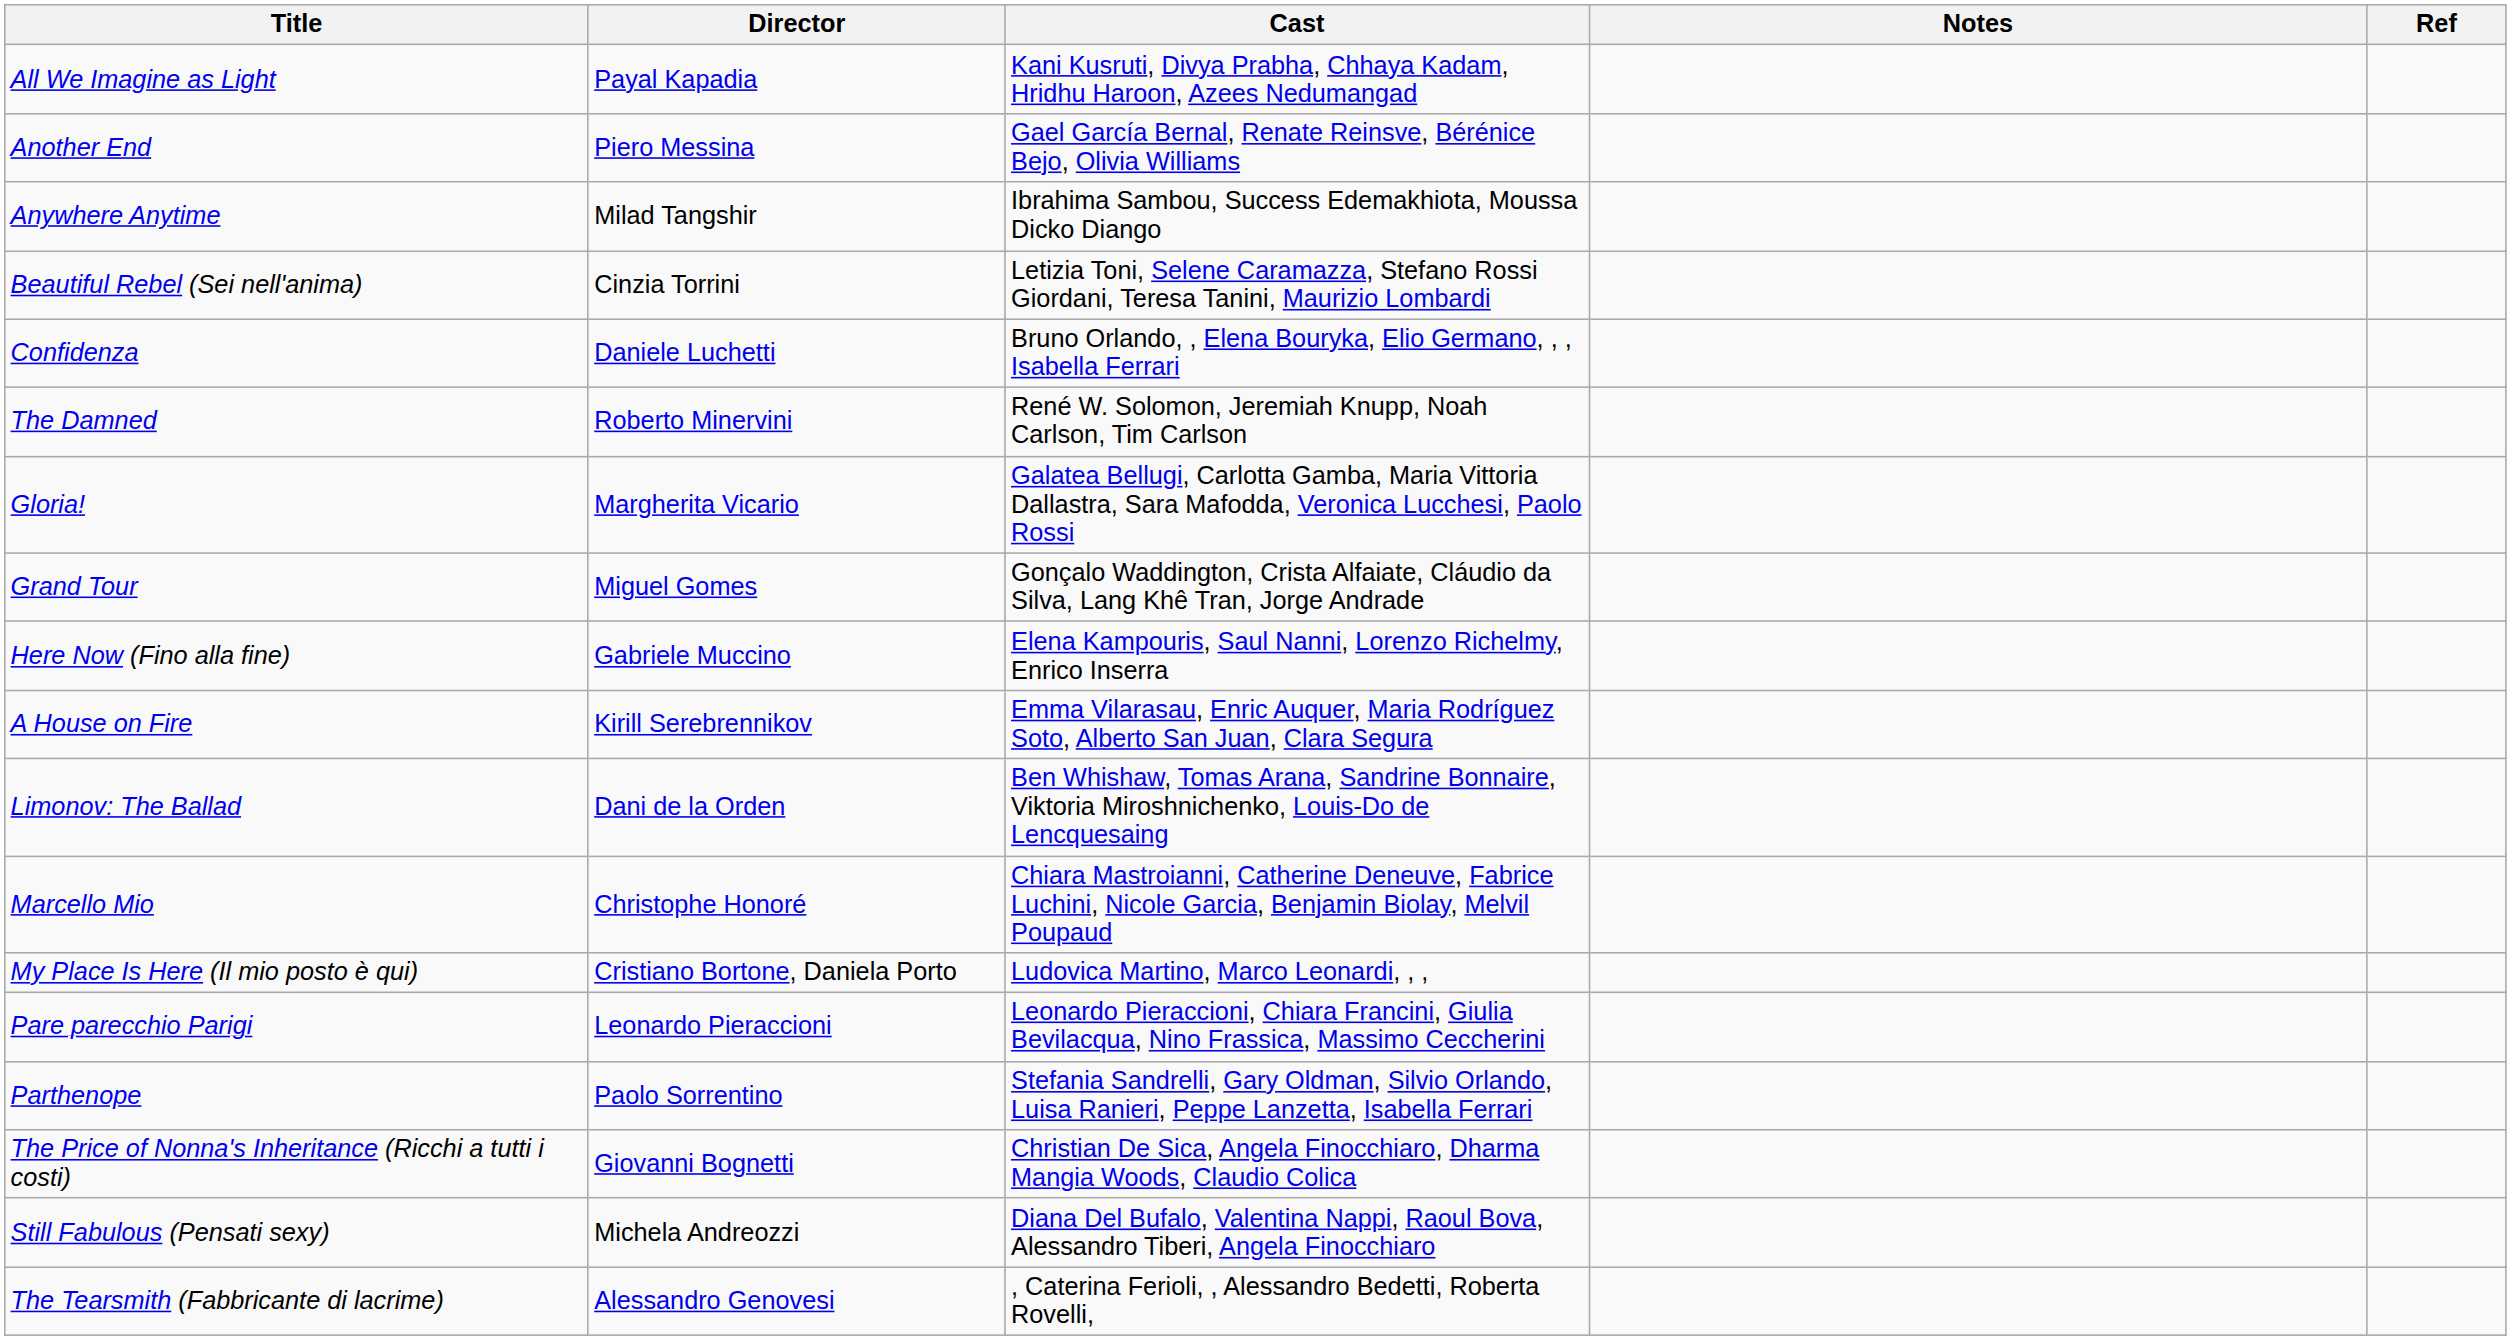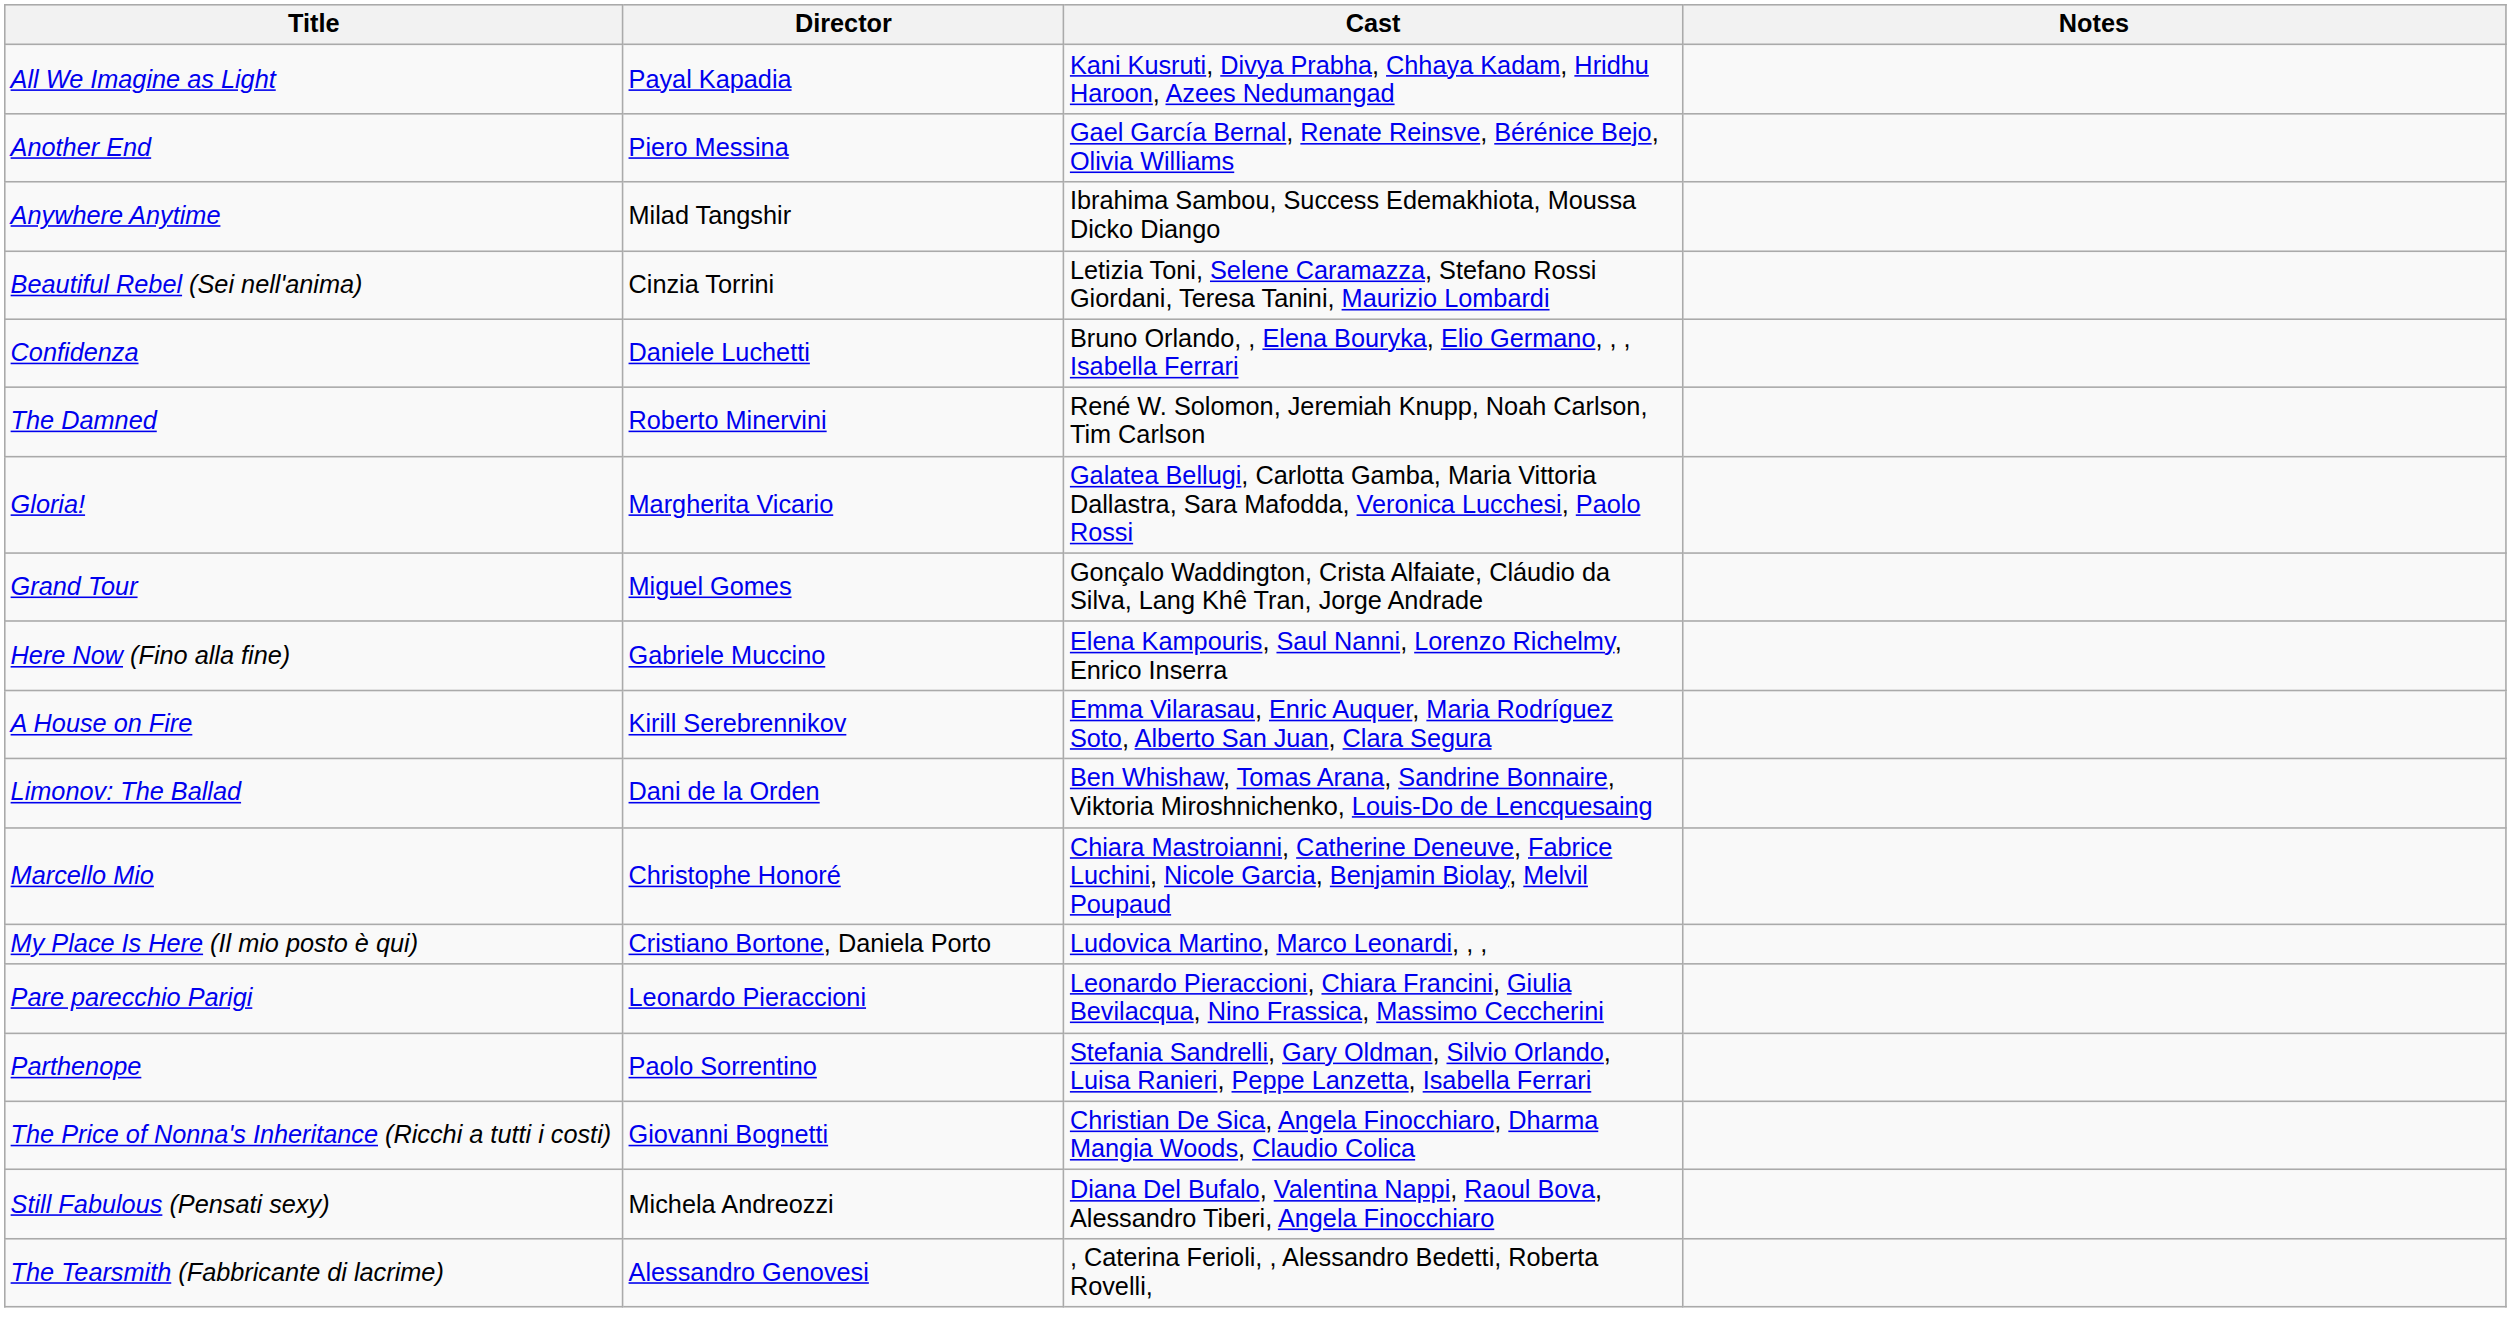- column: (2436, 24)
